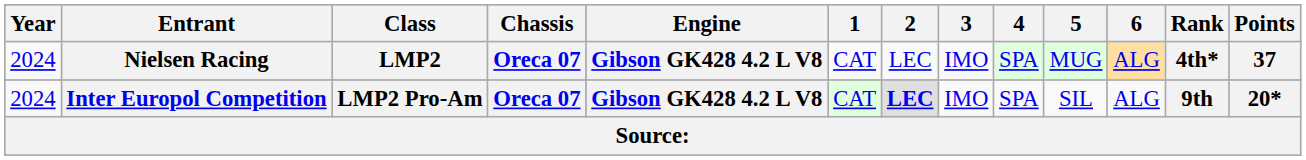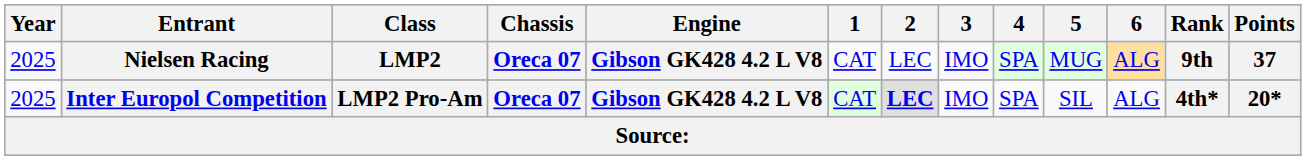(33, 60) 2024 -> (33, 60) 2025
(1197, 60) 4th* -> (1197, 60) 9th
(33, 97) 2024 -> (33, 97) 2025
(1197, 97) 9th -> (1197, 97) 4th*
